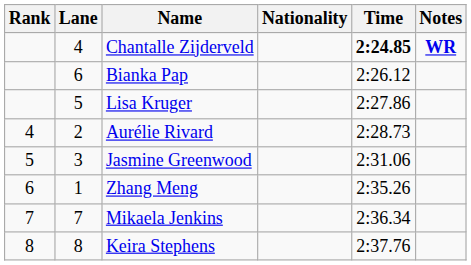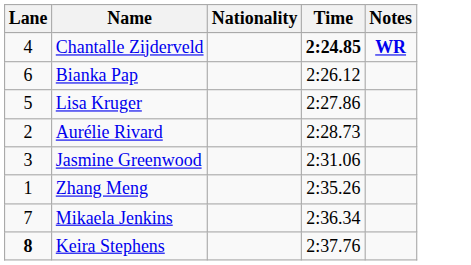- column: (30, 18)
(78, 246) normal -> (28, 246) bold
